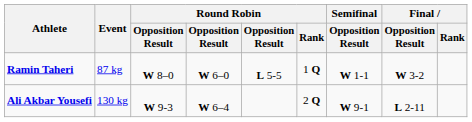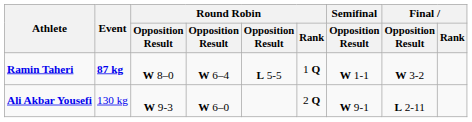(110, 69) normal -> (110, 69) bold
(214, 75) W 6–0 -> (214, 75) W 6–4
(214, 107) W 6–4 -> (214, 107) W 6–0
